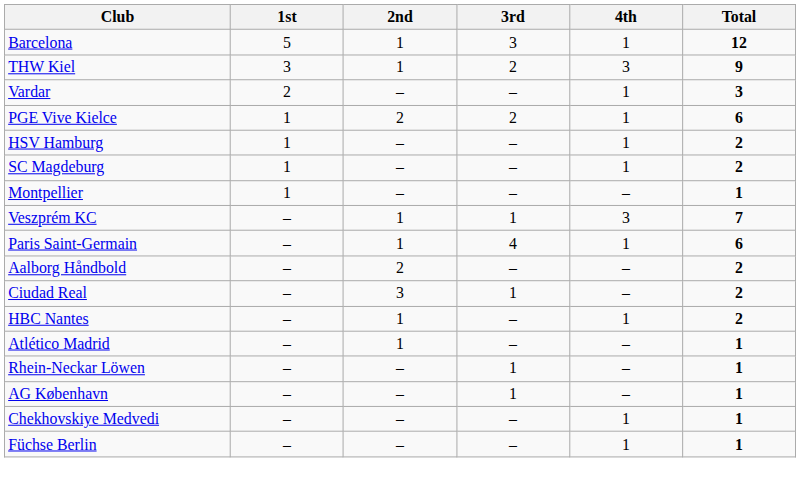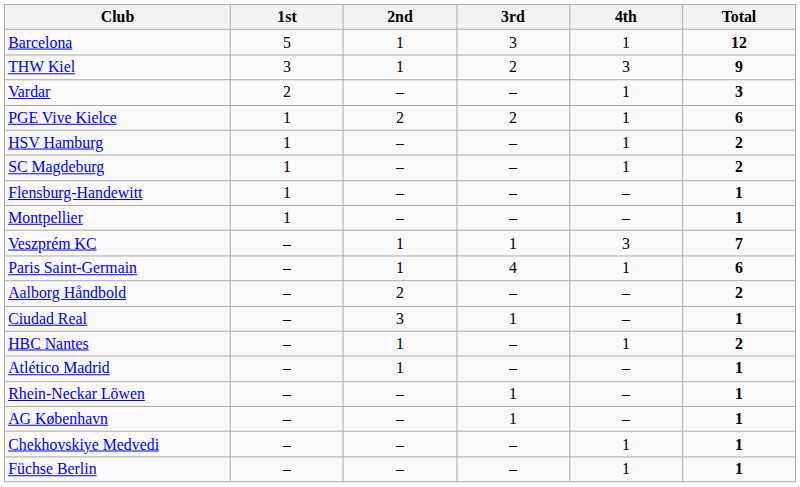+ row: (75, 192)
(739, 293) 2 -> (739, 318) 1
